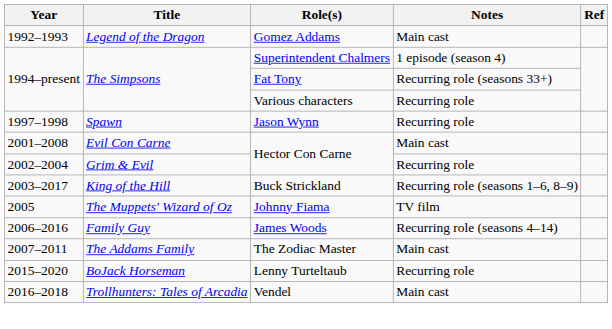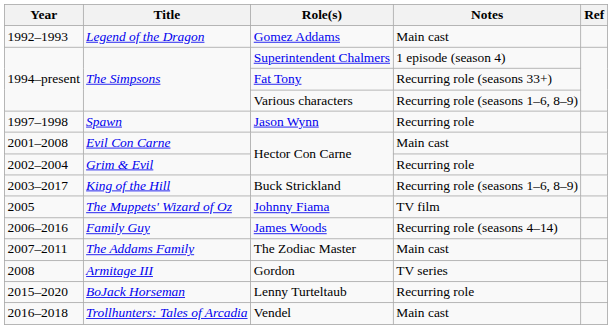(435, 100) Recurring role -> (487, 100) Recurring role (seasons 1–6, 8–9)
+ row: (21, 270)
